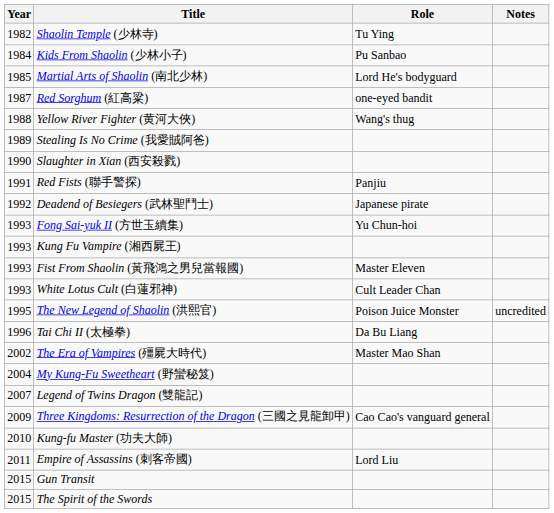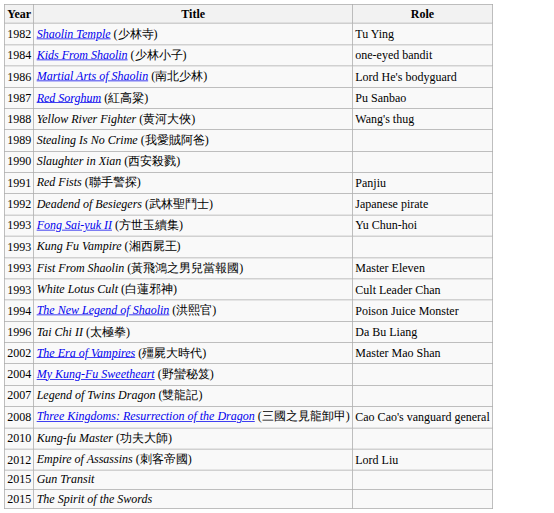- column: (521, 14)
(381, 55) Pu Sanbao -> (394, 55) one-eyed bandit
(19, 76) 1985 -> (19, 76) 1986
(394, 98) one-eyed bandit -> (381, 98) Pu Sanbao
(19, 310) 1995 -> (19, 310) 1994
(19, 417) 2009 -> (19, 417) 2008
(19, 459) 2011 -> (19, 459) 2012
